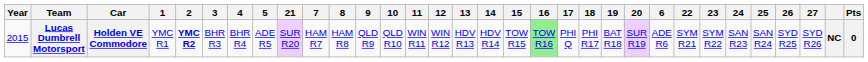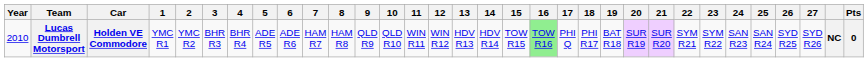columns swapped: (662, 12) <-> (290, 12)
(18, 38) 2015 -> (18, 38) 2010
(189, 38) bold -> (189, 38) normal
